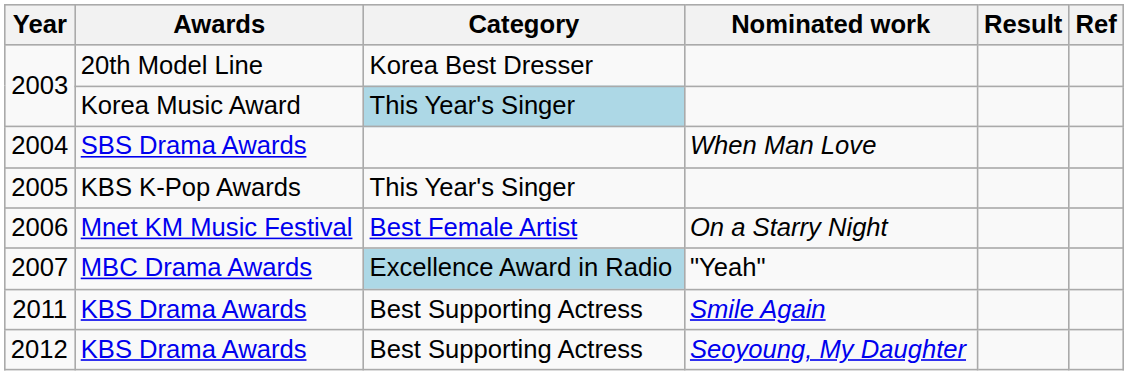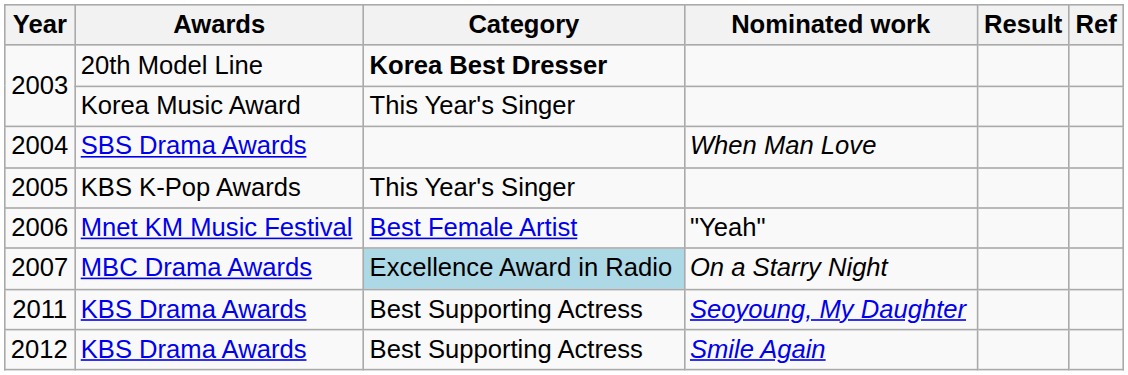(481, 65) normal -> (488, 65) bold
(472, 106) lightblue background -> (472, 106) no background
(789, 227) On a Starry Night -> (728, 227) "Yeah"
(728, 268) "Yeah" -> (789, 268) On a Starry Night
(758, 308) Smile Again -> (828, 308) Seoyoung, My Daughter
(828, 349) Seoyoung, My Daughter -> (758, 349) Smile Again
